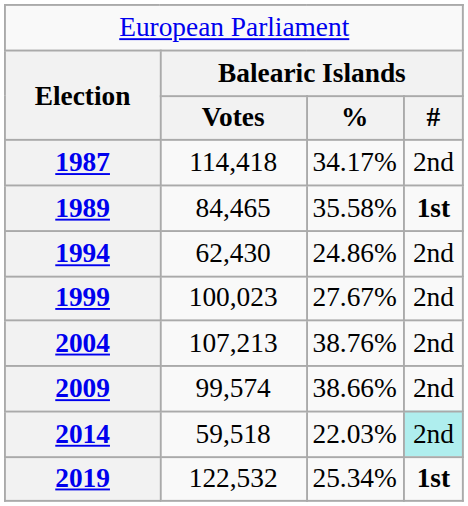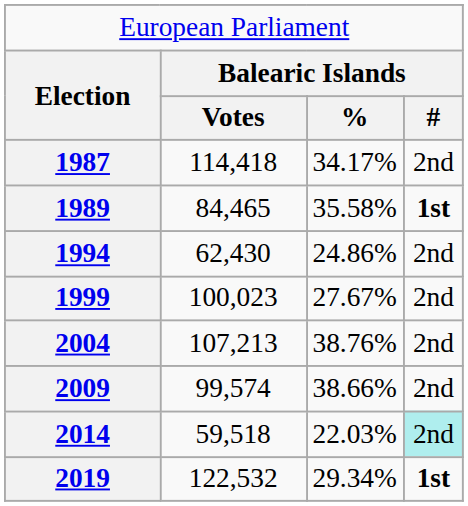(355, 478) 25.34% -> (355, 478) 29.34%
